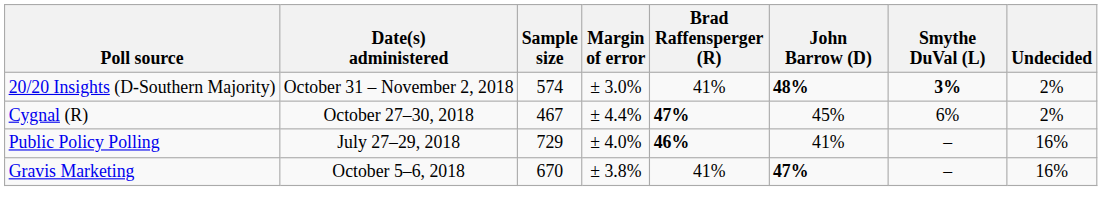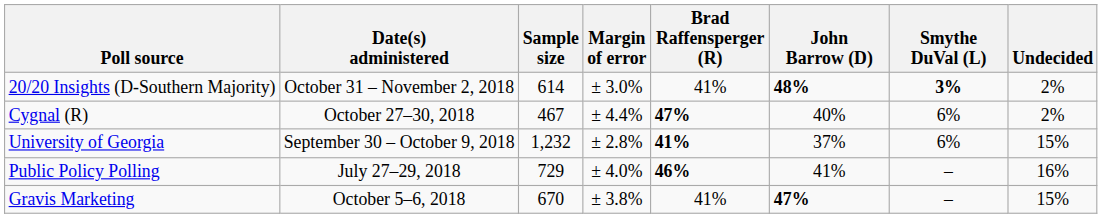(550, 86) 574 -> (551, 86) 614
(828, 114) 45% -> (829, 114) 40%
+ row: (86, 143)
(1052, 171) 16% -> (1053, 199) 15%
